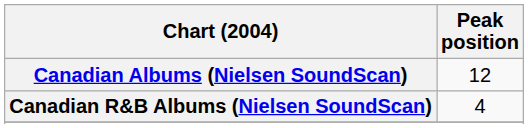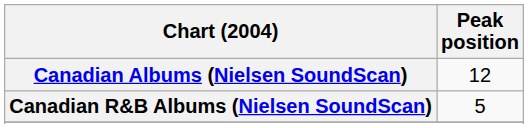(480, 106) 4 -> (480, 106) 5
